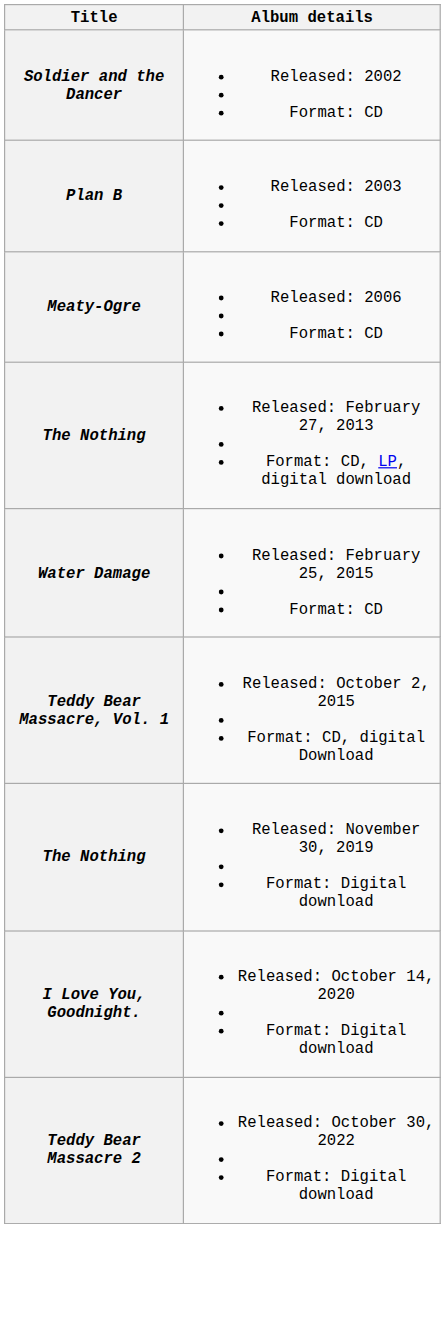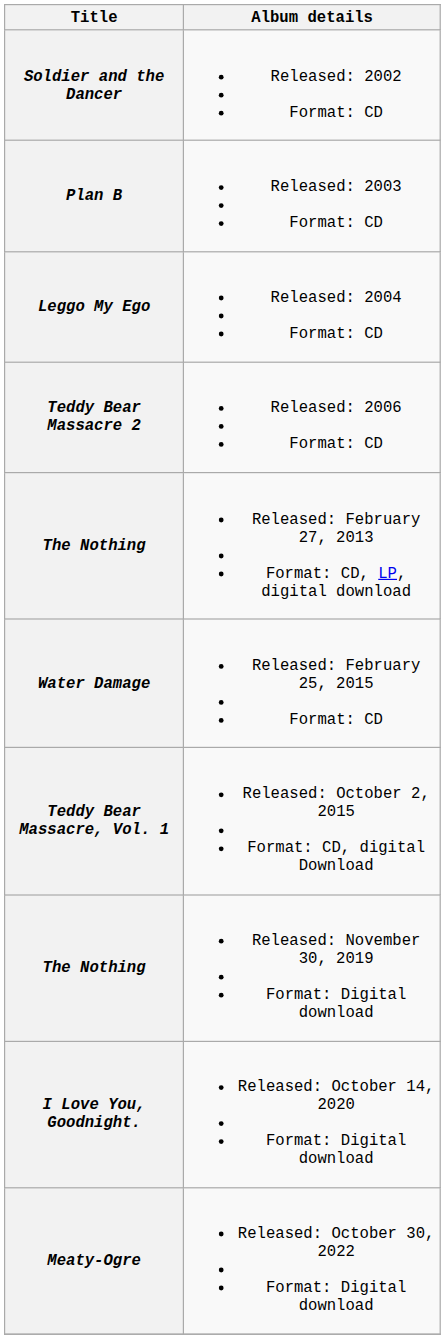+ row: (312, 316)
(94, 307) Meaty-Ogre -> (94, 417) Teddy Bear Massacre 2
(94, 1150) Teddy Bear Massacre 2 -> (94, 1261) Meaty-Ogre
